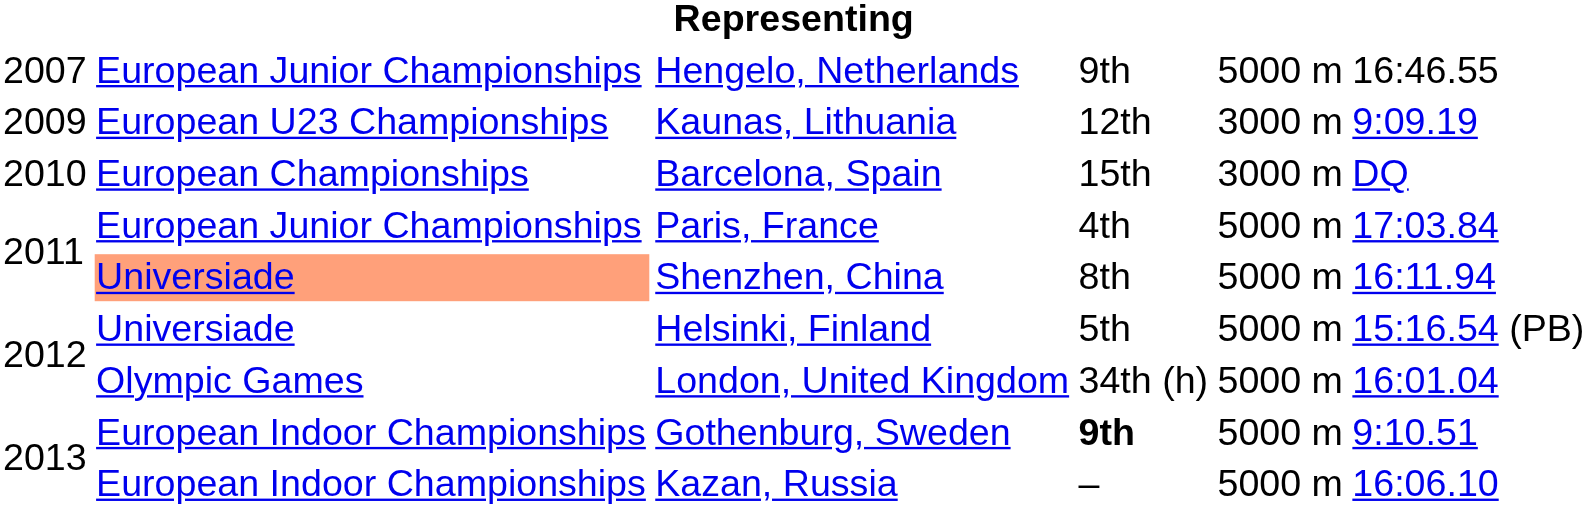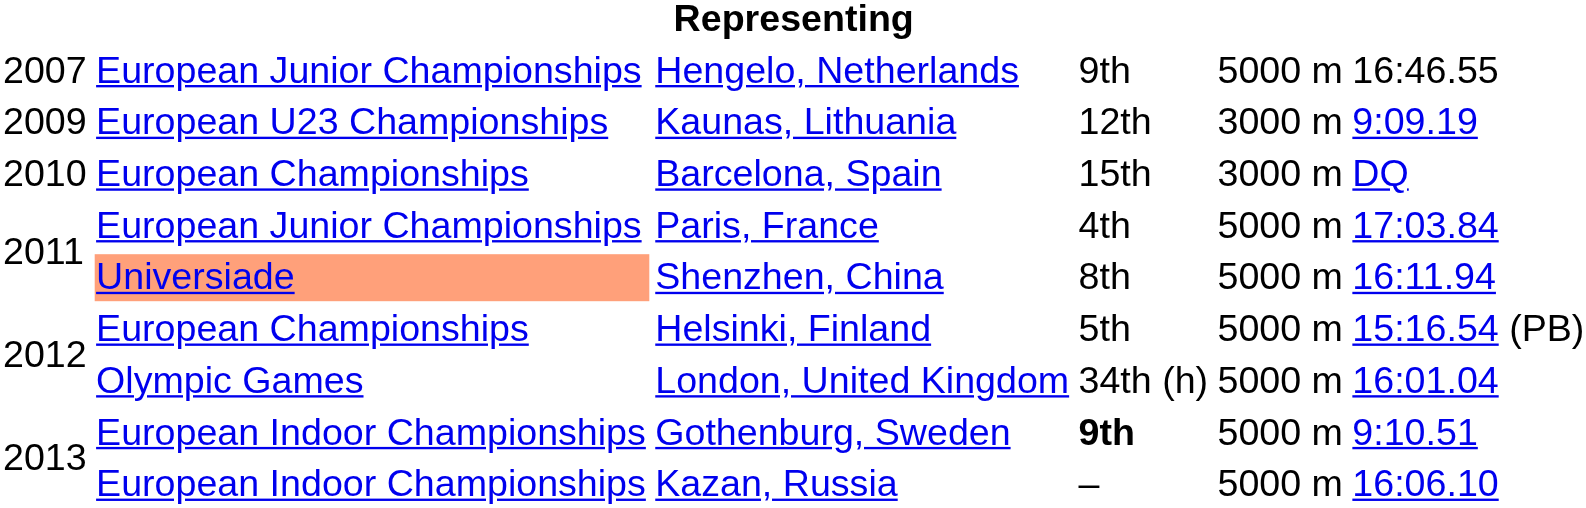(195, 328) Universiade -> (312, 328) European Championships
